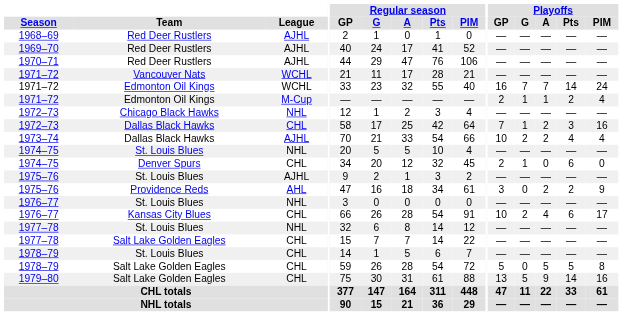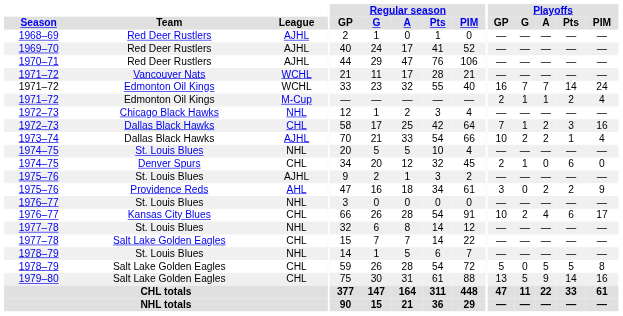(571, 138) 4 -> (571, 138) 1
(297, 253) CHL -> (297, 253) NHL
